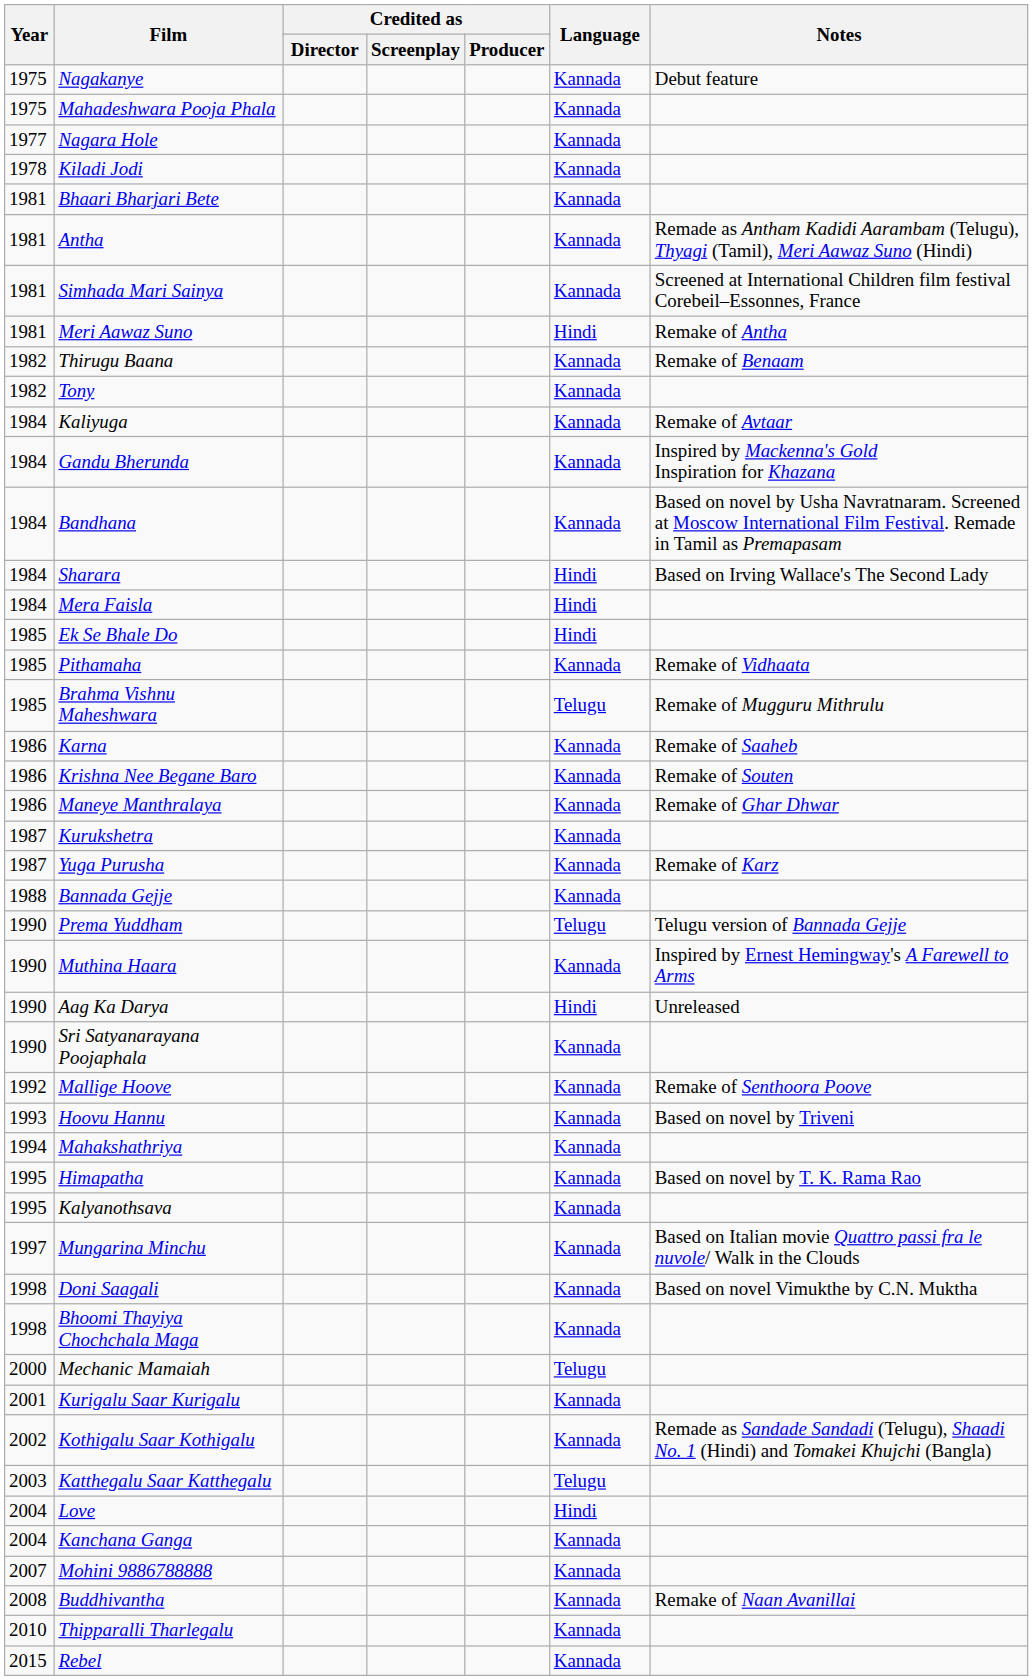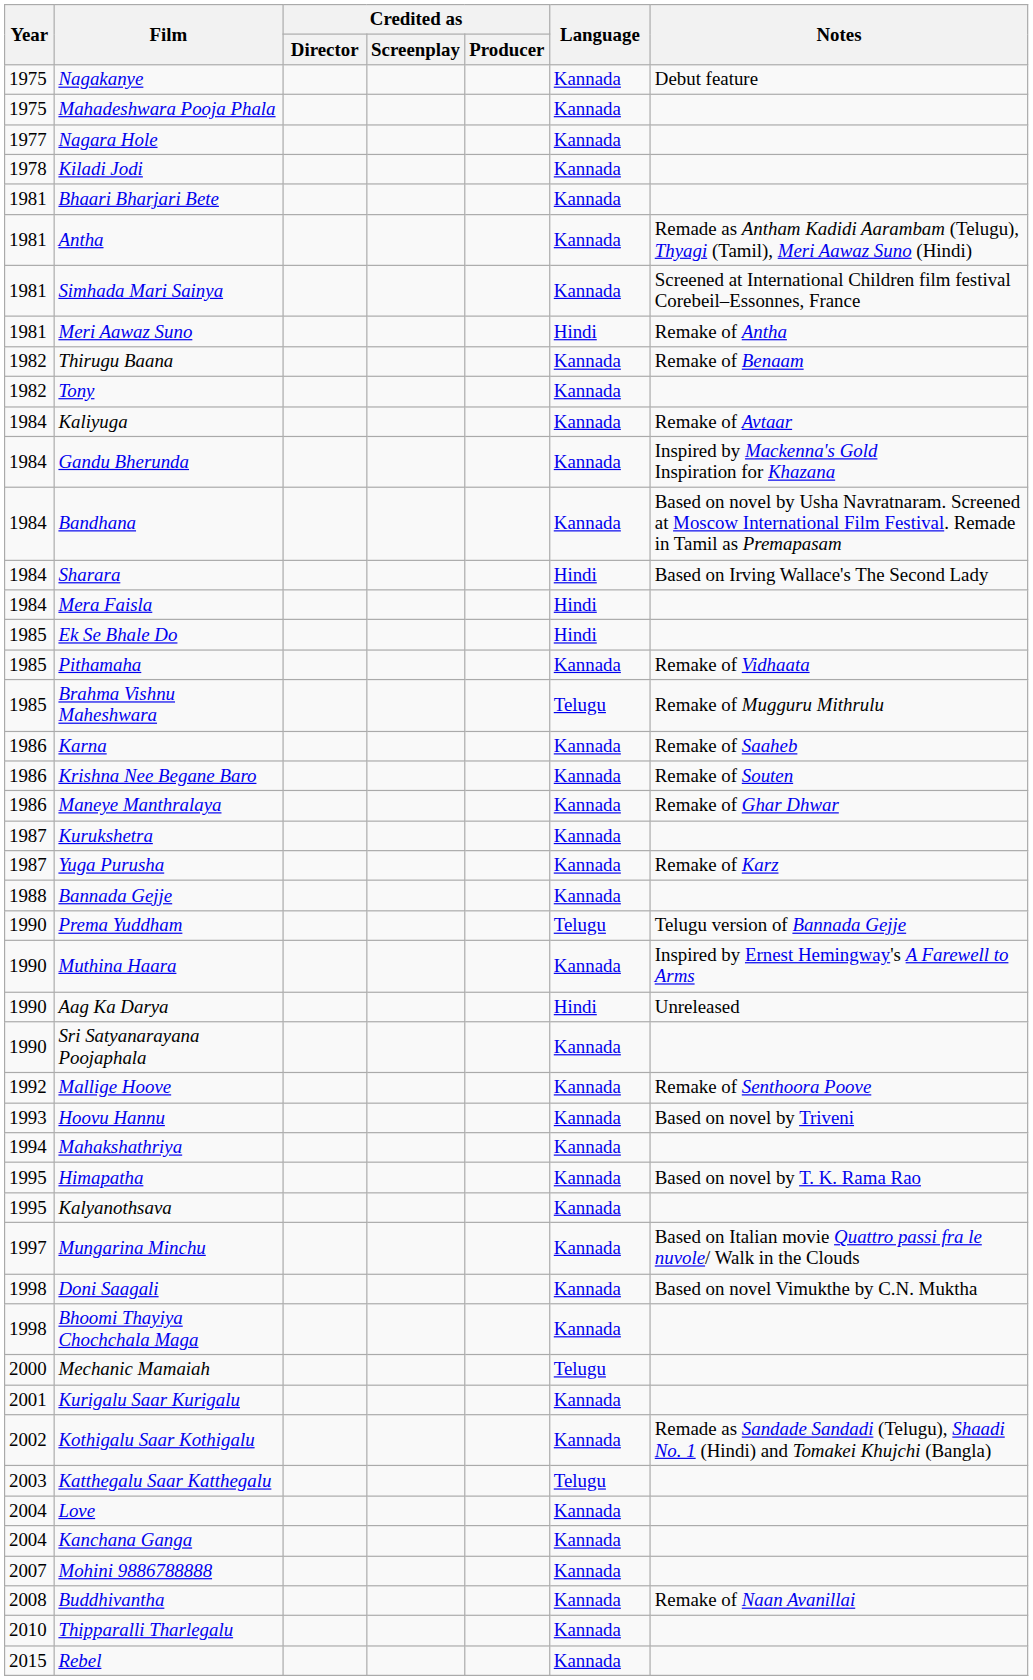(575, 1510) Hindi -> (587, 1510) Kannada
